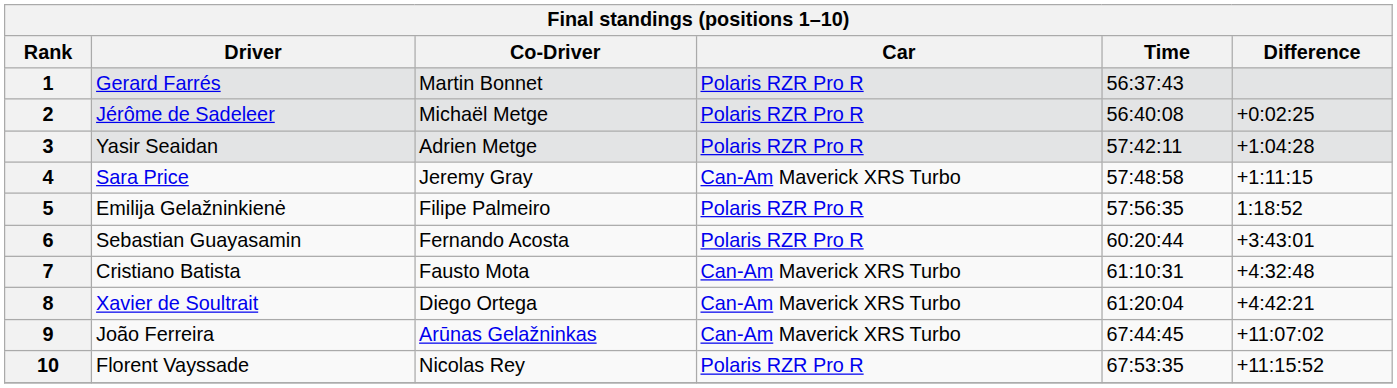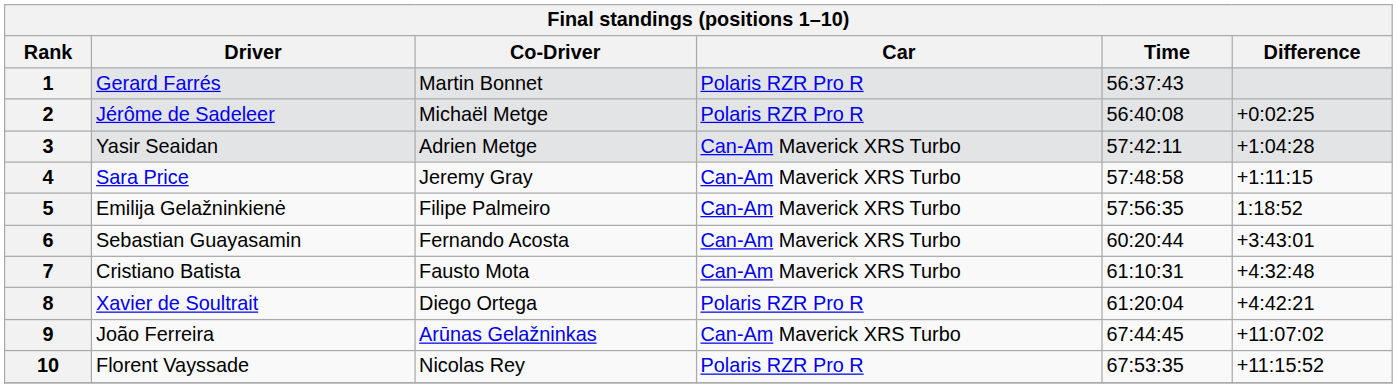(782, 146) Polaris RZR Pro R -> (831, 146) Can-Am Maverick XRS Turbo
(782, 209) Polaris RZR Pro R -> (831, 209) Can-Am Maverick XRS Turbo
(782, 240) Polaris RZR Pro R -> (831, 240) Can-Am Maverick XRS Turbo
(831, 303) Can-Am Maverick XRS Turbo -> (782, 303) Polaris RZR Pro R
